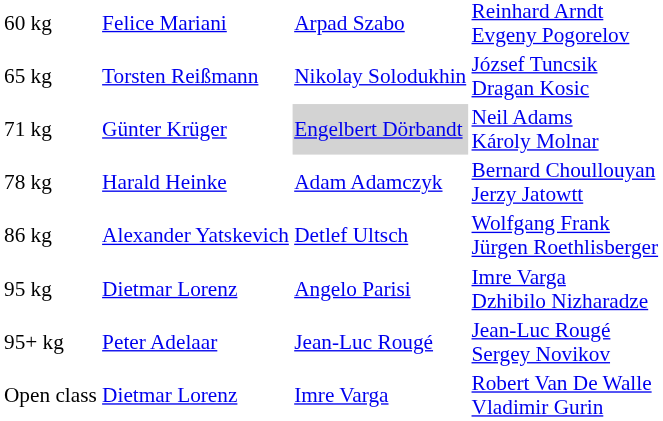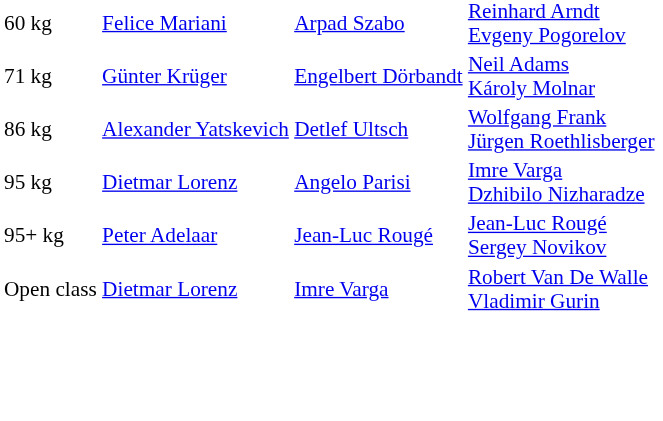- row: (28, 75)
(378, 129) lightgrey background -> (378, 75) no background
- row: (28, 182)
